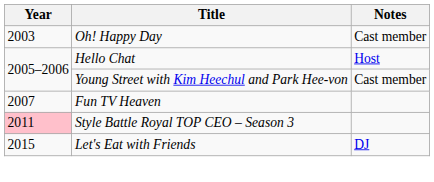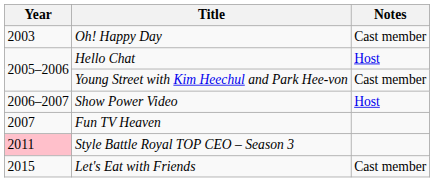+ row: (126, 101)
(362, 144) DJ -> (390, 166) Cast member
